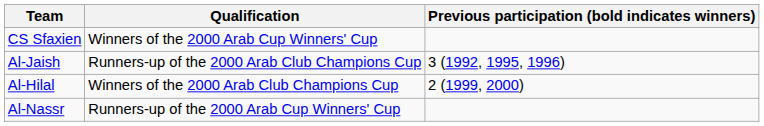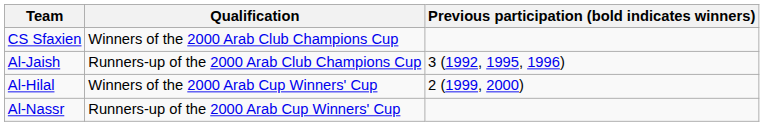(233, 39) Winners of the 2000 Arab Cup Winners' Cup -> (243, 39) Winners of the 2000 Arab Club Champions Cup
(243, 86) Winners of the 2000 Arab Club Champions Cup -> (233, 86) Winners of the 2000 Arab Cup Winners' Cup
